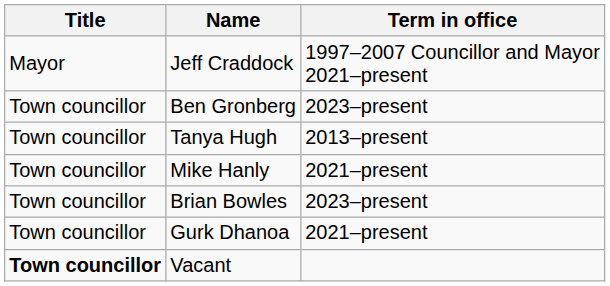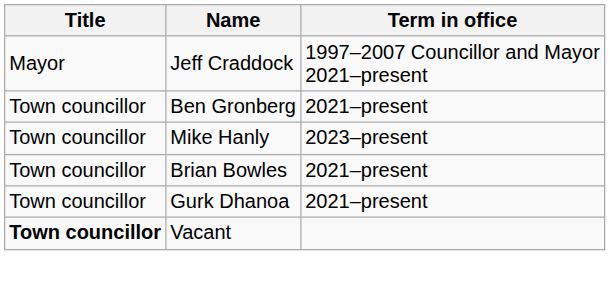(366, 106) 2023–present -> (366, 106) 2021–present
- row: (224, 138)
(366, 169) 2021–present -> (366, 138) 2023–present
(366, 201) 2023–present -> (366, 169) 2021–present
